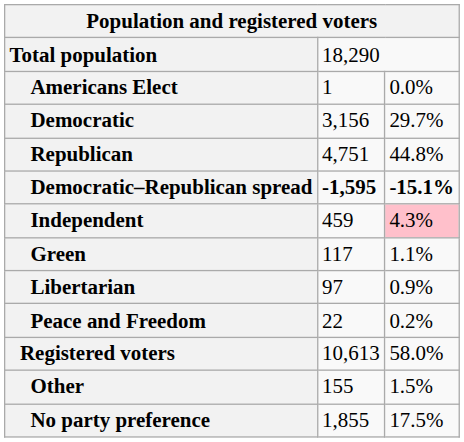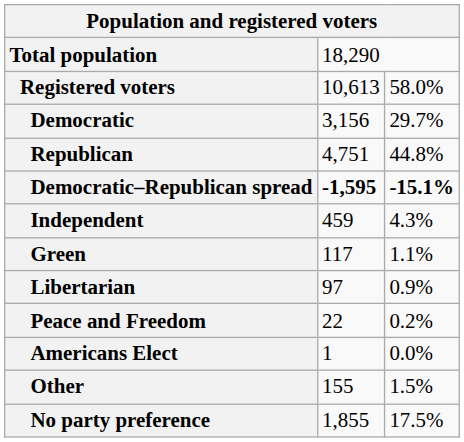rows swapped: (92, 353) <-> (94, 87)
(411, 220) pink background -> (411, 220) no background
